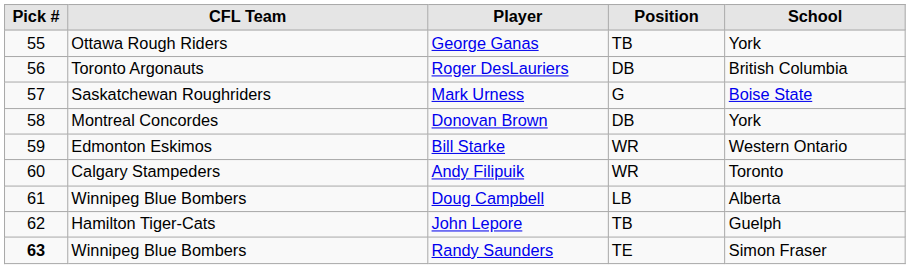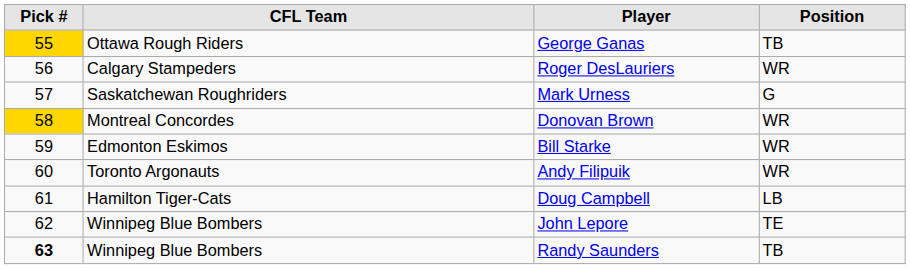- column: (815, 17)
(36, 43) no background -> (44, 43) gold background
(138, 69) Toronto Argonauts -> (161, 69) Calgary Stampeders
(623, 69) DB -> (776, 69) WR
(36, 120) no background -> (44, 120) gold background
(623, 120) DB -> (776, 120) WR
(146, 172) Calgary Stampeders -> (153, 172) Toronto Argonauts
(159, 198) Winnipeg Blue Bombers -> (159, 198) Hamilton Tiger-Cats
(143, 224) Hamilton Tiger-Cats -> (175, 224) Winnipeg Blue Bombers
(622, 224) TB -> (773, 224) TE
(622, 250) TE -> (773, 250) TB
